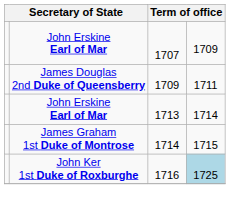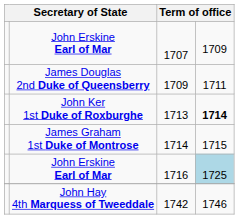(79, 109) John Erskine Earl of Mar -> (83, 109) John Ker 1st Duke of Roxburghe
(206, 115) normal -> (215, 115) bold
(79, 169) John Ker 1st Duke of Roxburghe -> (83, 169) John Erskine Earl of Mar
+ row: (176, 205)
